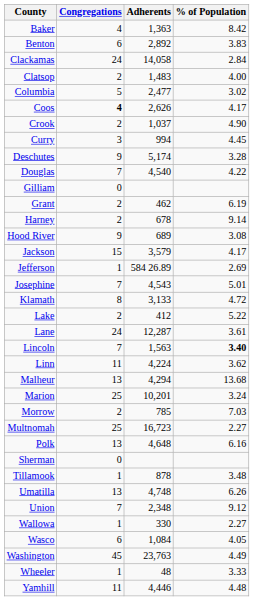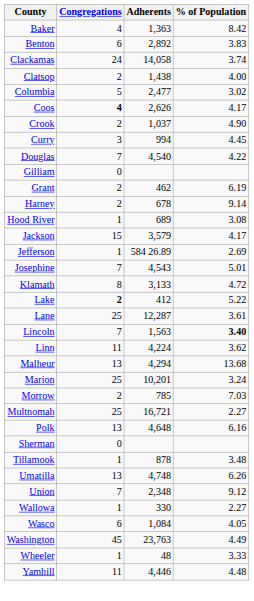(237, 60) 2.84 -> (237, 60) 3.74
(160, 76) 1,483 -> (160, 76) 1,438
- row: (34, 156)
(119, 236) 9 -> (119, 220) 1
(119, 316) normal -> (119, 300) bold
(117, 332) 24 -> (117, 316) 25
(157, 428) 16,723 -> (157, 412) 16,721
